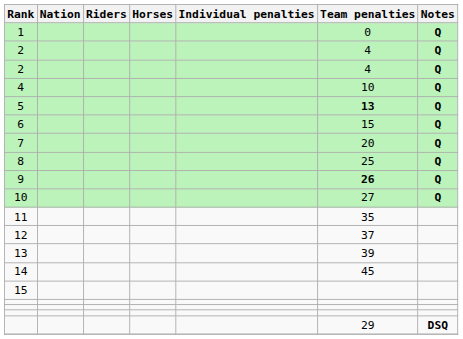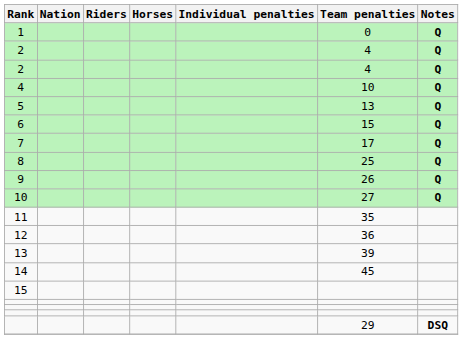(368, 106) bold -> (368, 106) normal
(368, 143) 20 -> (368, 143) 17
(368, 180) bold -> (368, 180) normal
(368, 235) 37 -> (368, 235) 36
